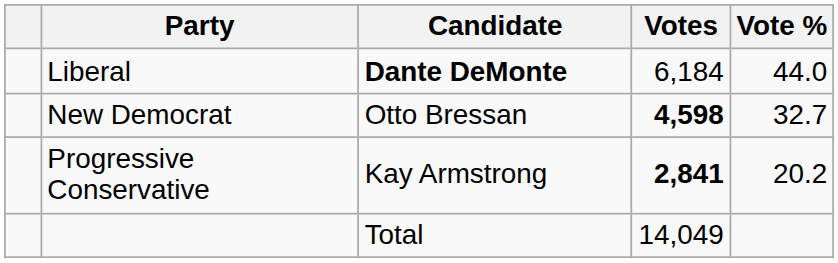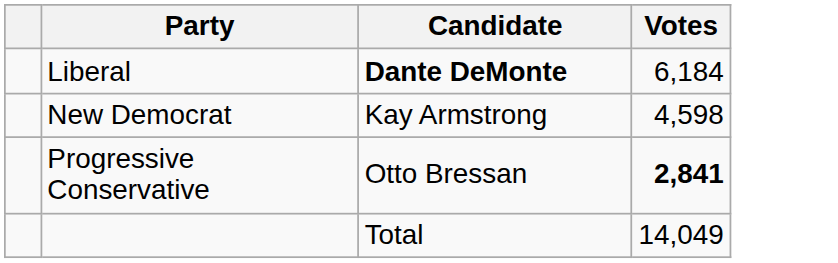- column: (782, 26)
(446, 114) Otto Bressan -> (456, 114) Kay Armstrong
(689, 114) bold -> (689, 114) normal
(456, 174) Kay Armstrong -> (446, 174) Otto Bressan
